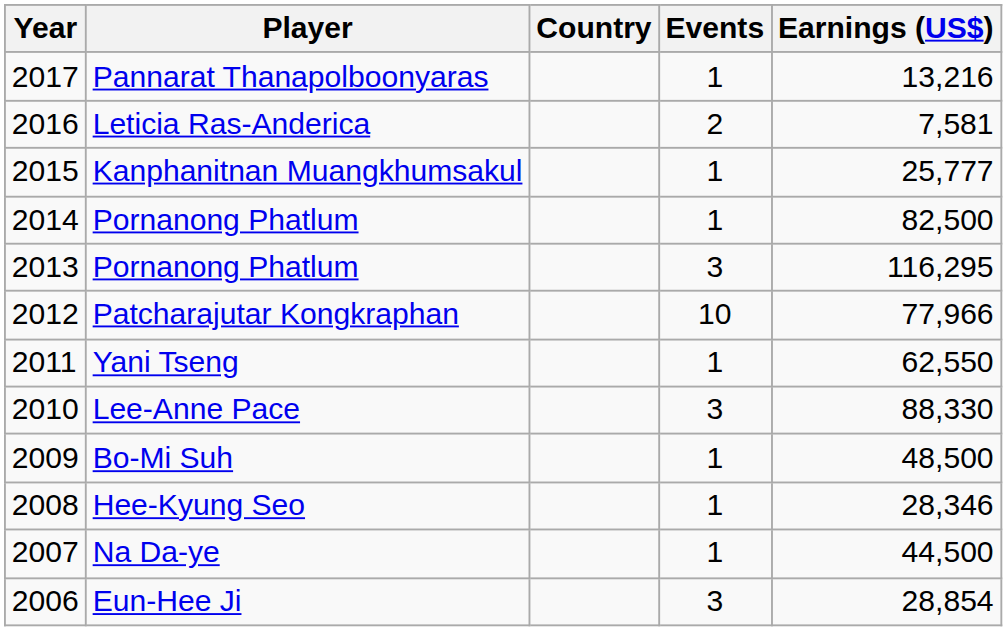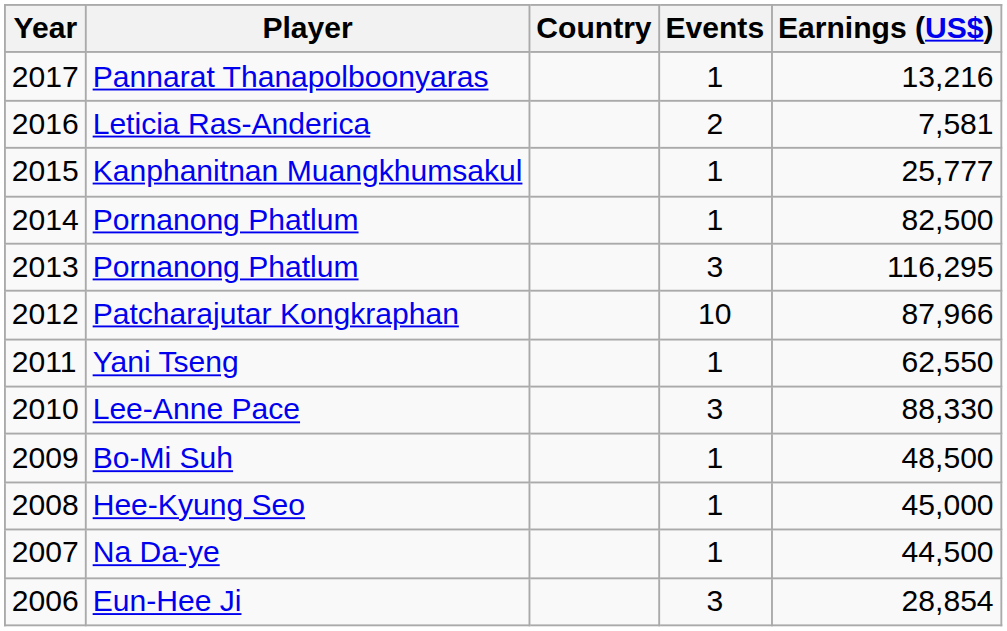(948, 314) 77,966 -> (948, 314) 87,966
(948, 505) 28,346 -> (948, 505) 45,000
